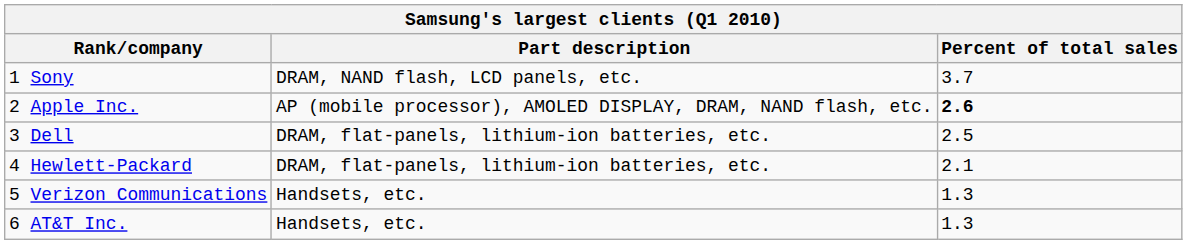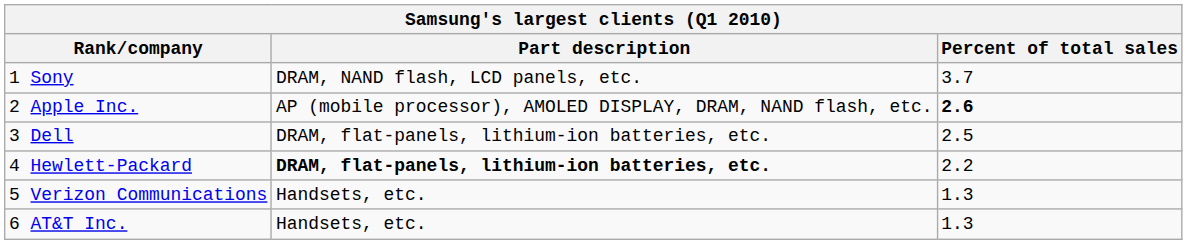(524, 166) normal -> (524, 166) bold
(957, 166) 2.1 -> (957, 166) 2.2
